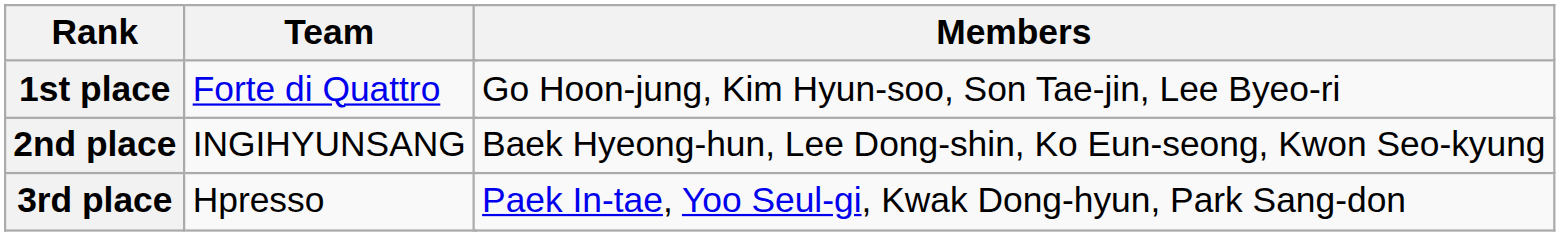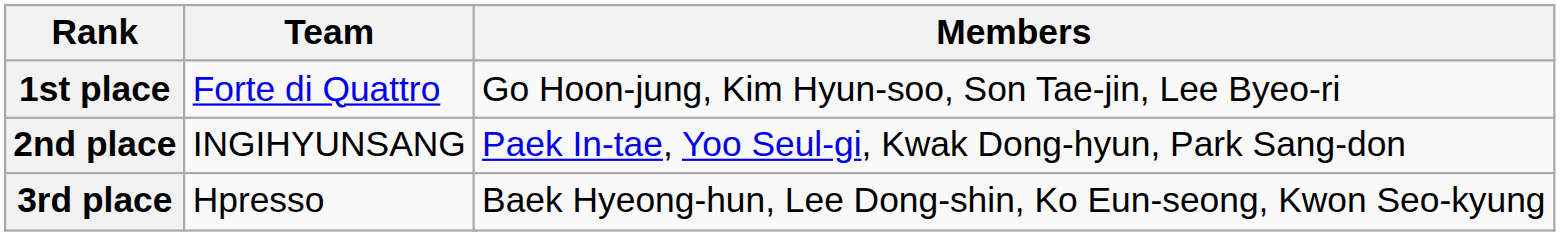(1014, 144) Baek Hyeong-hun, Lee Dong-shin, Ko Eun-seong, Kwon Seo-kyung -> (944, 144) Paek In-tae, Yoo Seul-gi, Kwak Dong-hyun, Park Sang-don
(944, 200) Paek In-tae, Yoo Seul-gi, Kwak Dong-hyun, Park Sang-don -> (1014, 200) Baek Hyeong-hun, Lee Dong-shin, Ko Eun-seong, Kwon Seo-kyung
